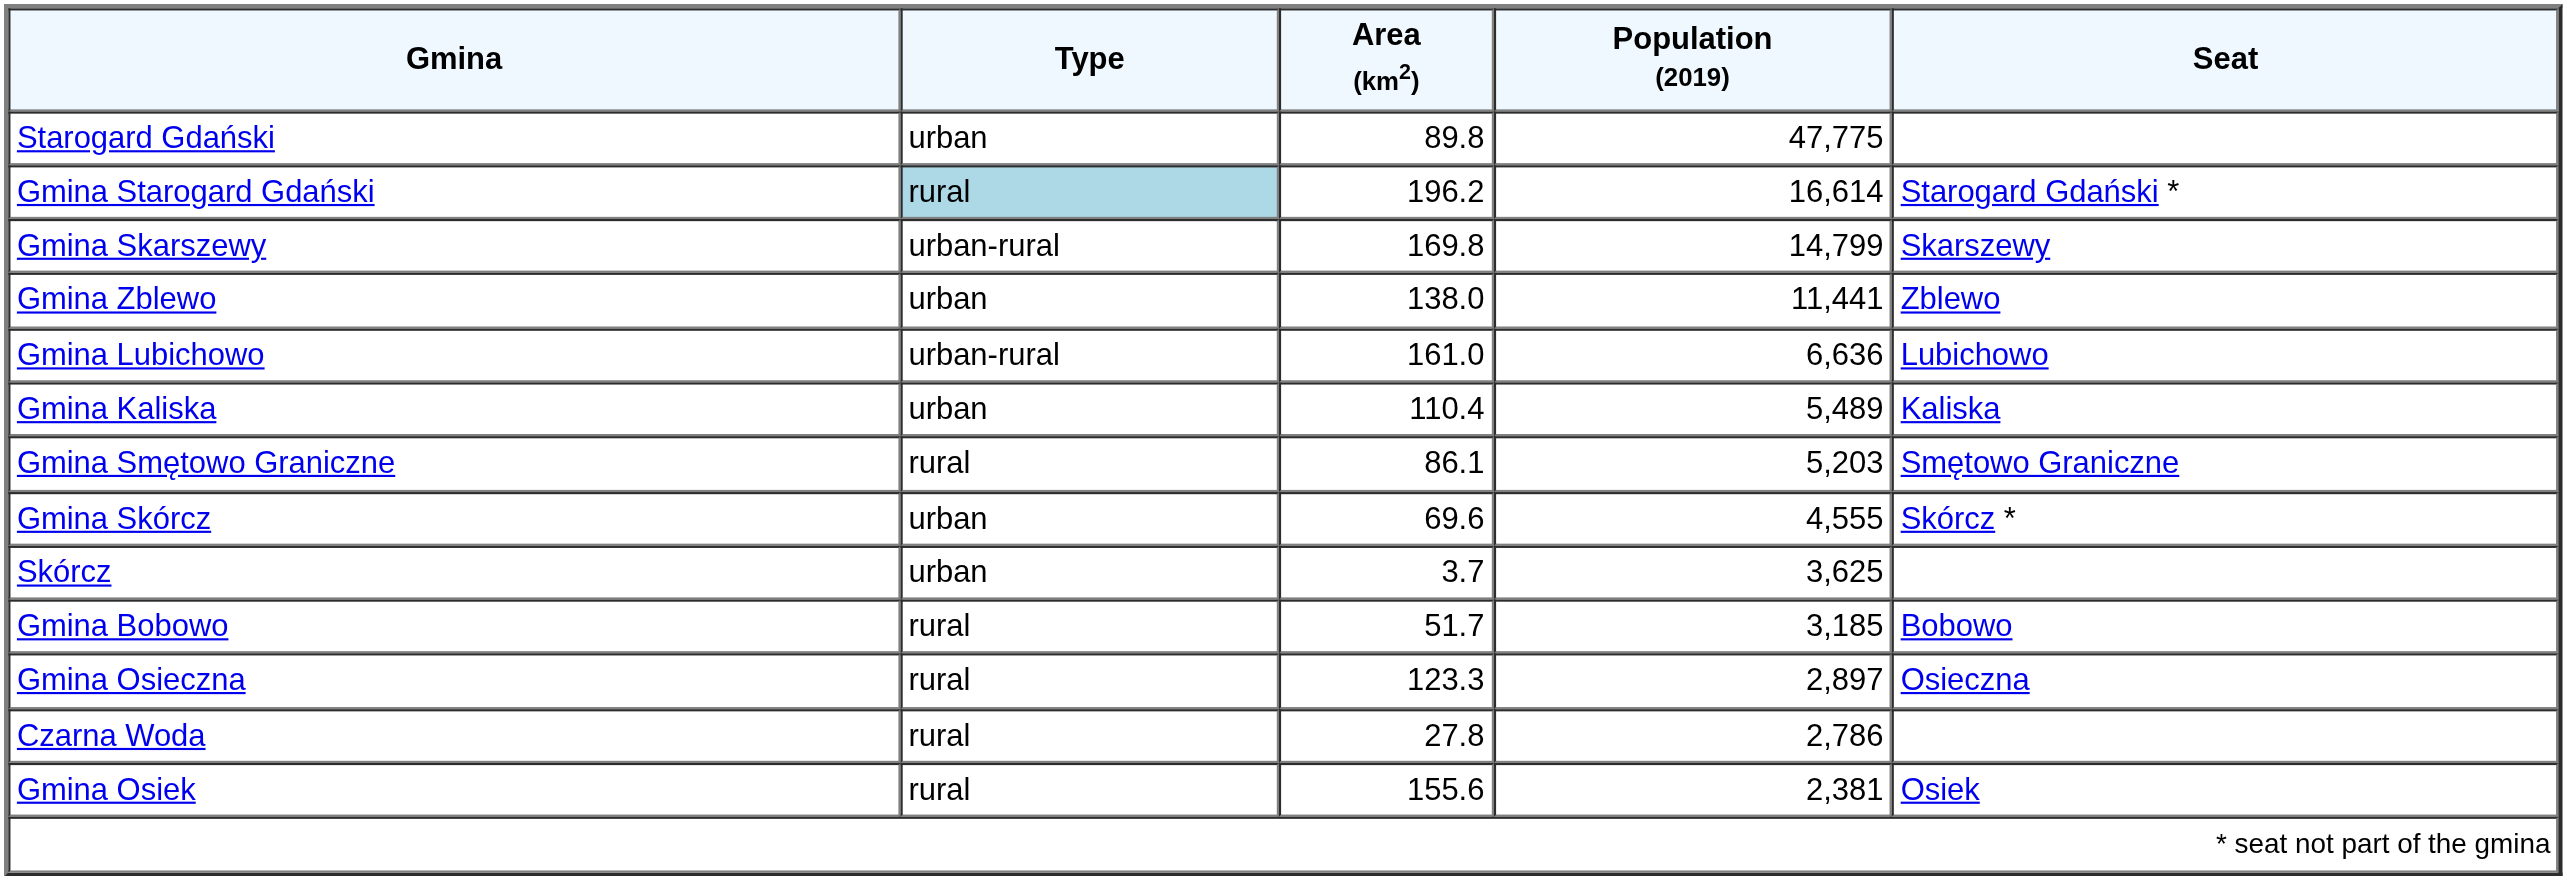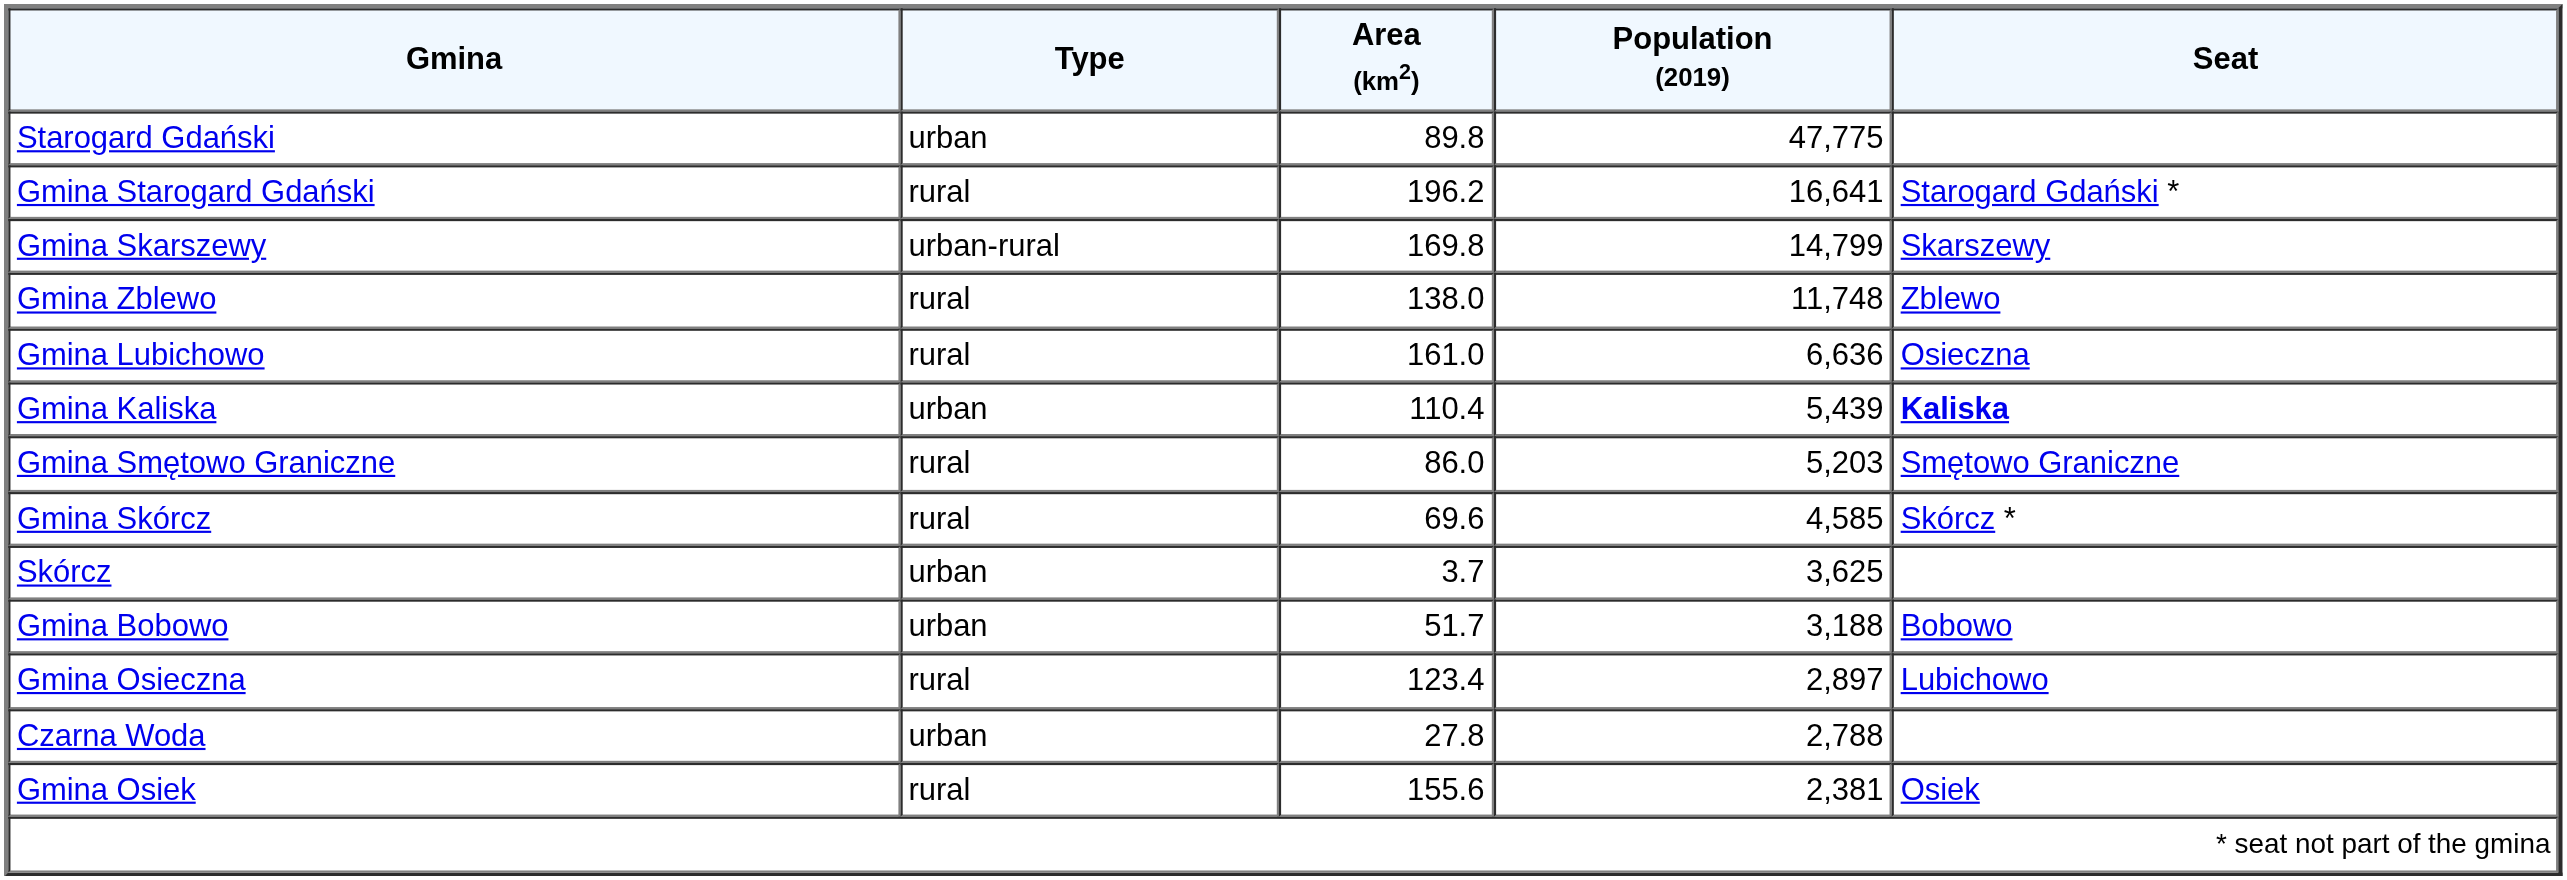(939, 191) lightblue background -> (939, 191) no background
(1836, 191) 16,614 -> (1836, 191) 16,641
(948, 299) urban -> (939, 299) rural
(1837, 299) 11,441 -> (1837, 299) 11,748
(984, 354) urban-rural -> (939, 354) rural
(1975, 354) Lubichowo -> (1965, 354) Osieczna
(1845, 408) 5,489 -> (1845, 408) 5,439
(1951, 408) normal -> (1955, 408) bold
(1454, 462) 86.1 -> (1454, 462) 86.0
(948, 517) urban -> (939, 517) rural
(1845, 517) 4,555 -> (1845, 517) 4,585
(939, 626) rural -> (948, 626) urban
(1845, 626) 3,185 -> (1845, 626) 3,188
(1446, 680) 123.3 -> (1446, 680) 123.4
(1965, 680) Osieczna -> (1975, 680) Lubichowo
(939, 734) rural -> (948, 734) urban
(1845, 734) 2,786 -> (1845, 734) 2,788
